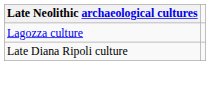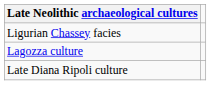+ row: (64, 32)
